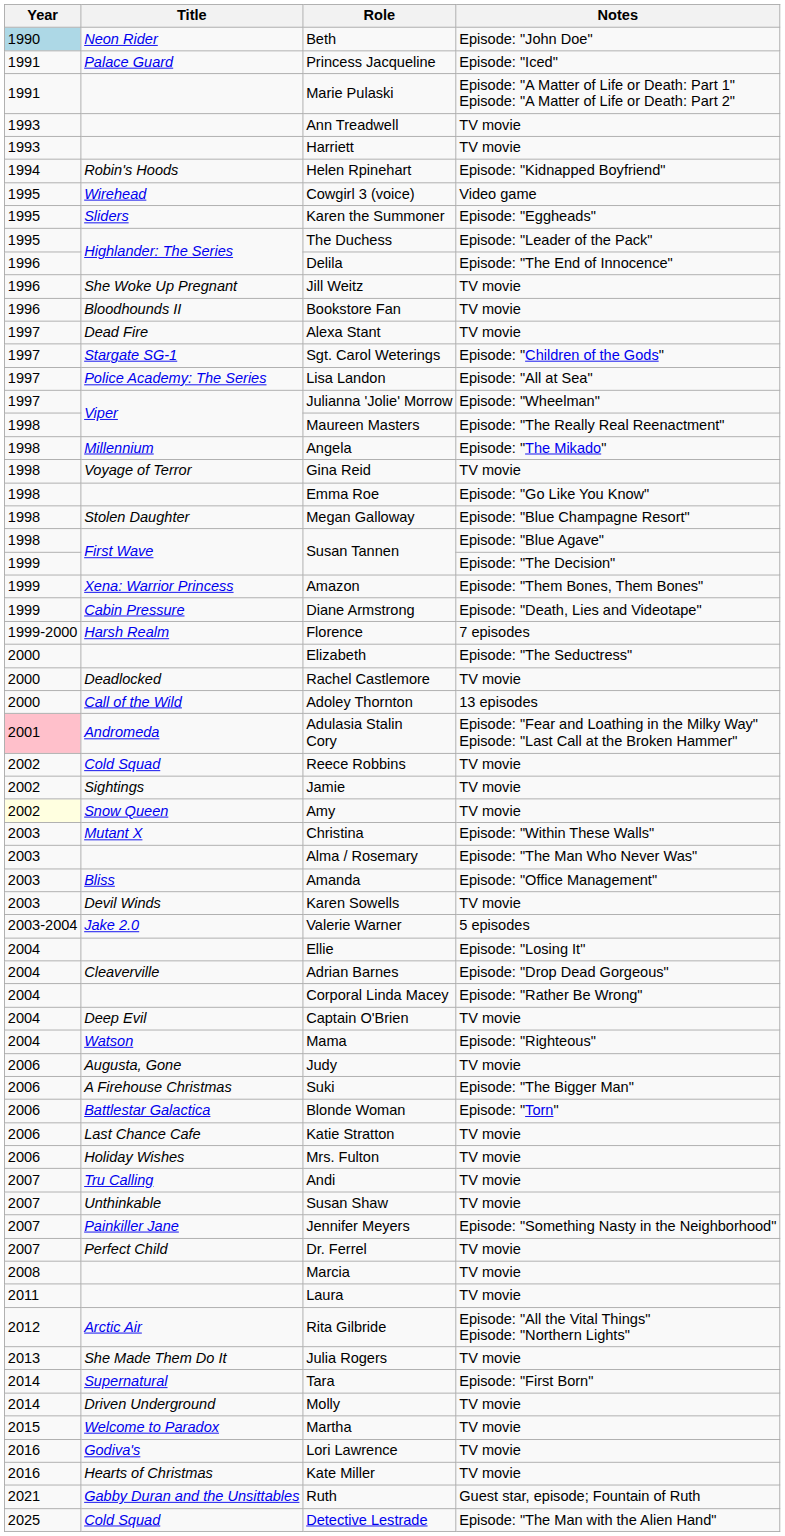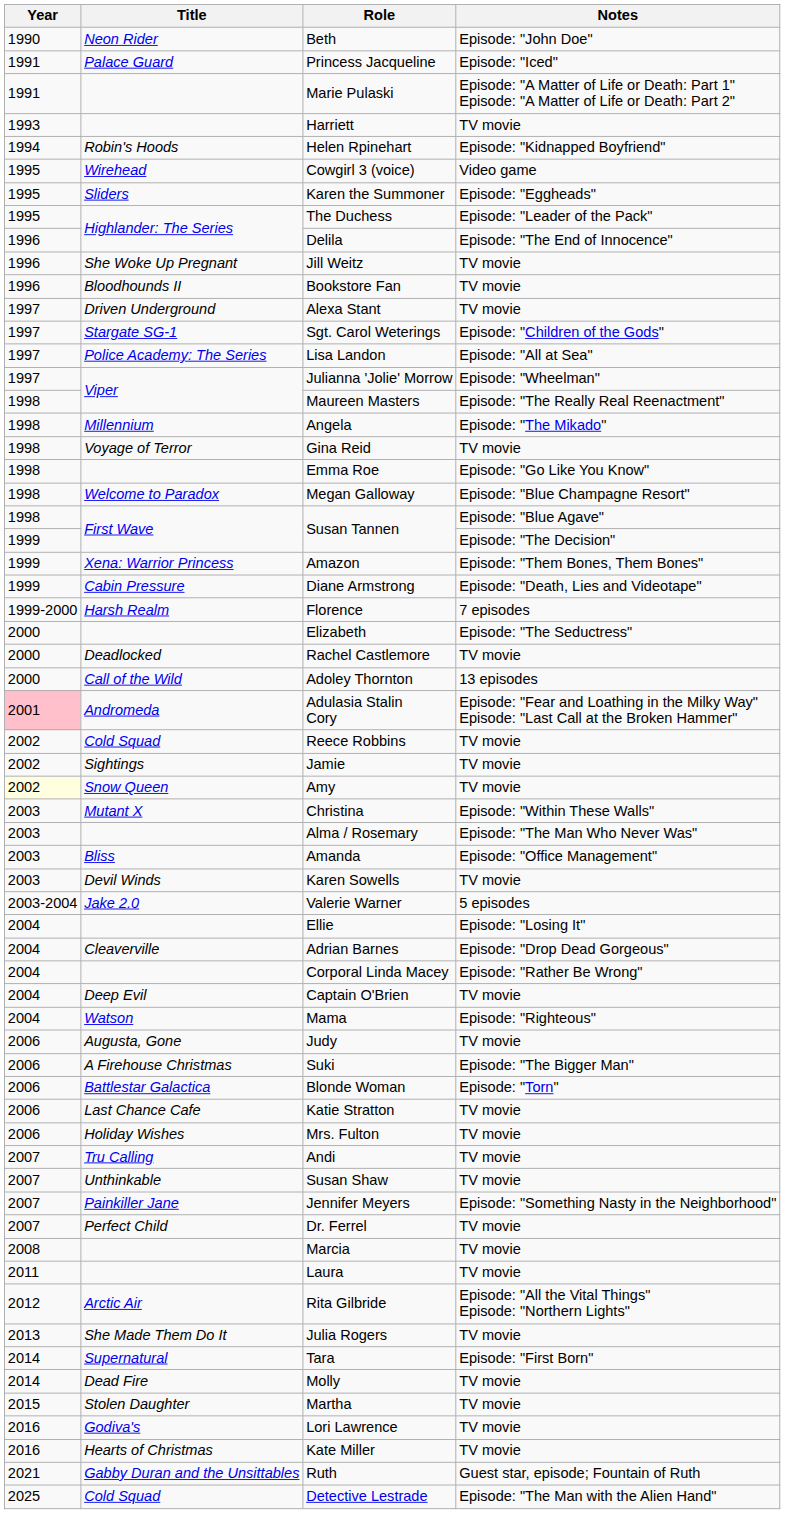(24, 39) lightblue background -> (24, 39) no background
- row: (352, 124)
(116, 332) Dead Fire -> (150, 309) Driven Underground
(137, 517) Stolen Daughter -> (152, 494) Welcome to Paradox
(150, 1404) Driven Underground -> (116, 1381) Dead Fire
(152, 1427) Welcome to Paradox -> (137, 1404) Stolen Daughter
